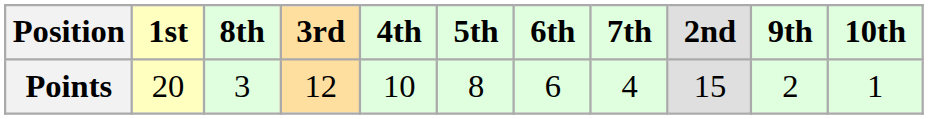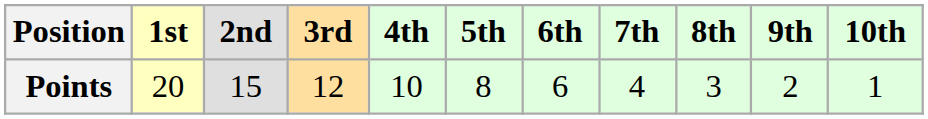columns swapped: (710, 31) <-> (242, 31)
